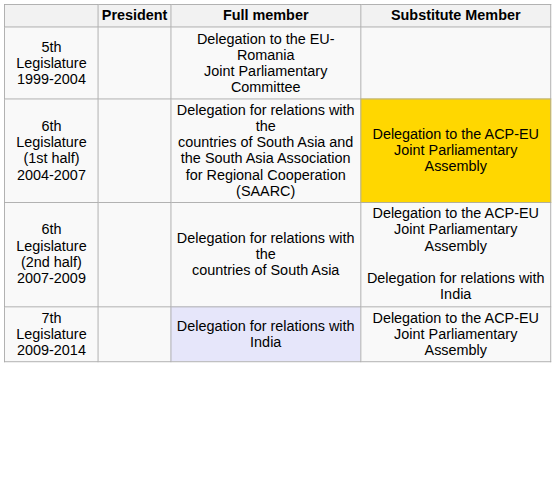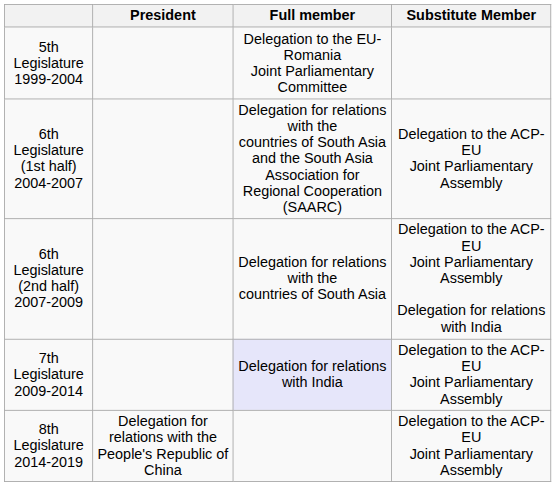(456, 150) gold background -> (471, 158) no background
+ row: (49, 446)
